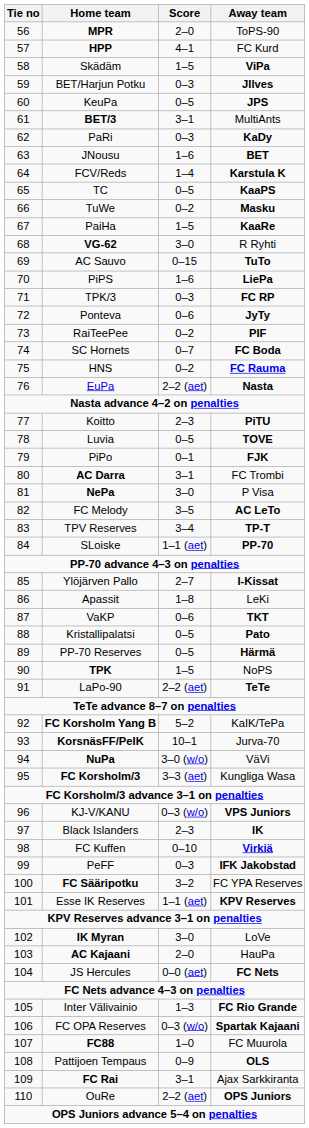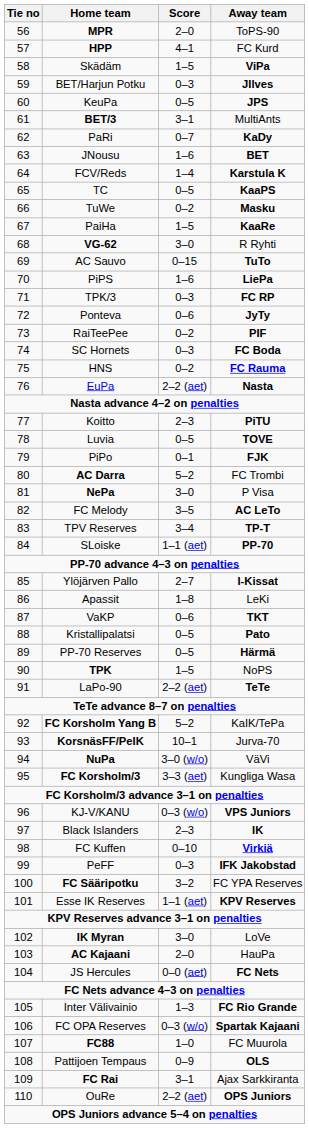(185, 137) 0–3 -> (185, 137) 0–7
(185, 350) 0–7 -> (185, 350) 0–3
(185, 475) 3–1 -> (185, 475) 5–2
